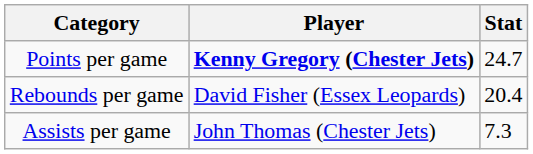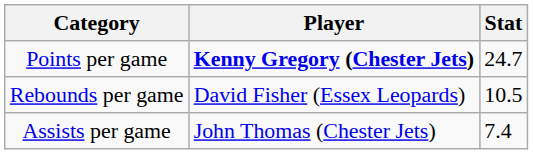(503, 94) 20.4 -> (503, 94) 10.5
(498, 131) 7.3 -> (498, 131) 7.4
